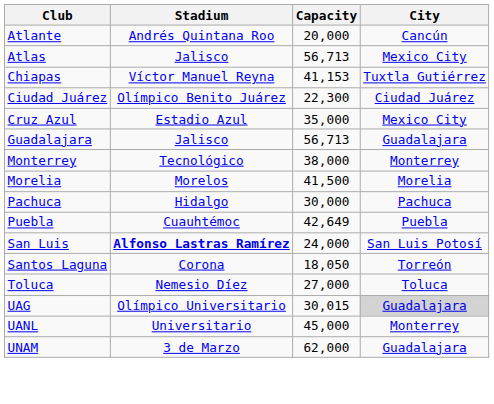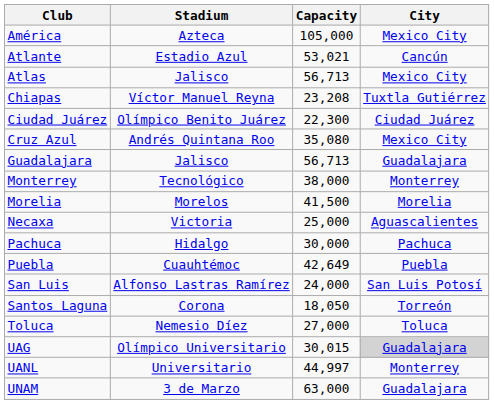+ row: (34, 36)
(202, 36) Andrés Quintana Roo -> (202, 56) Estadio Azul
(326, 36) 20,000 -> (326, 56) 53,021
(326, 77) 41,153 -> (326, 98) 23,208
(202, 119) Estadio Azul -> (202, 139) Andrés Quintana Roo
(326, 119) 35,000 -> (326, 139) 35,080
+ row: (31, 223)
(202, 243) bold -> (202, 285) normal
(326, 326) 45,000 -> (326, 368) 44,997
(326, 347) 62,000 -> (326, 389) 63,000
